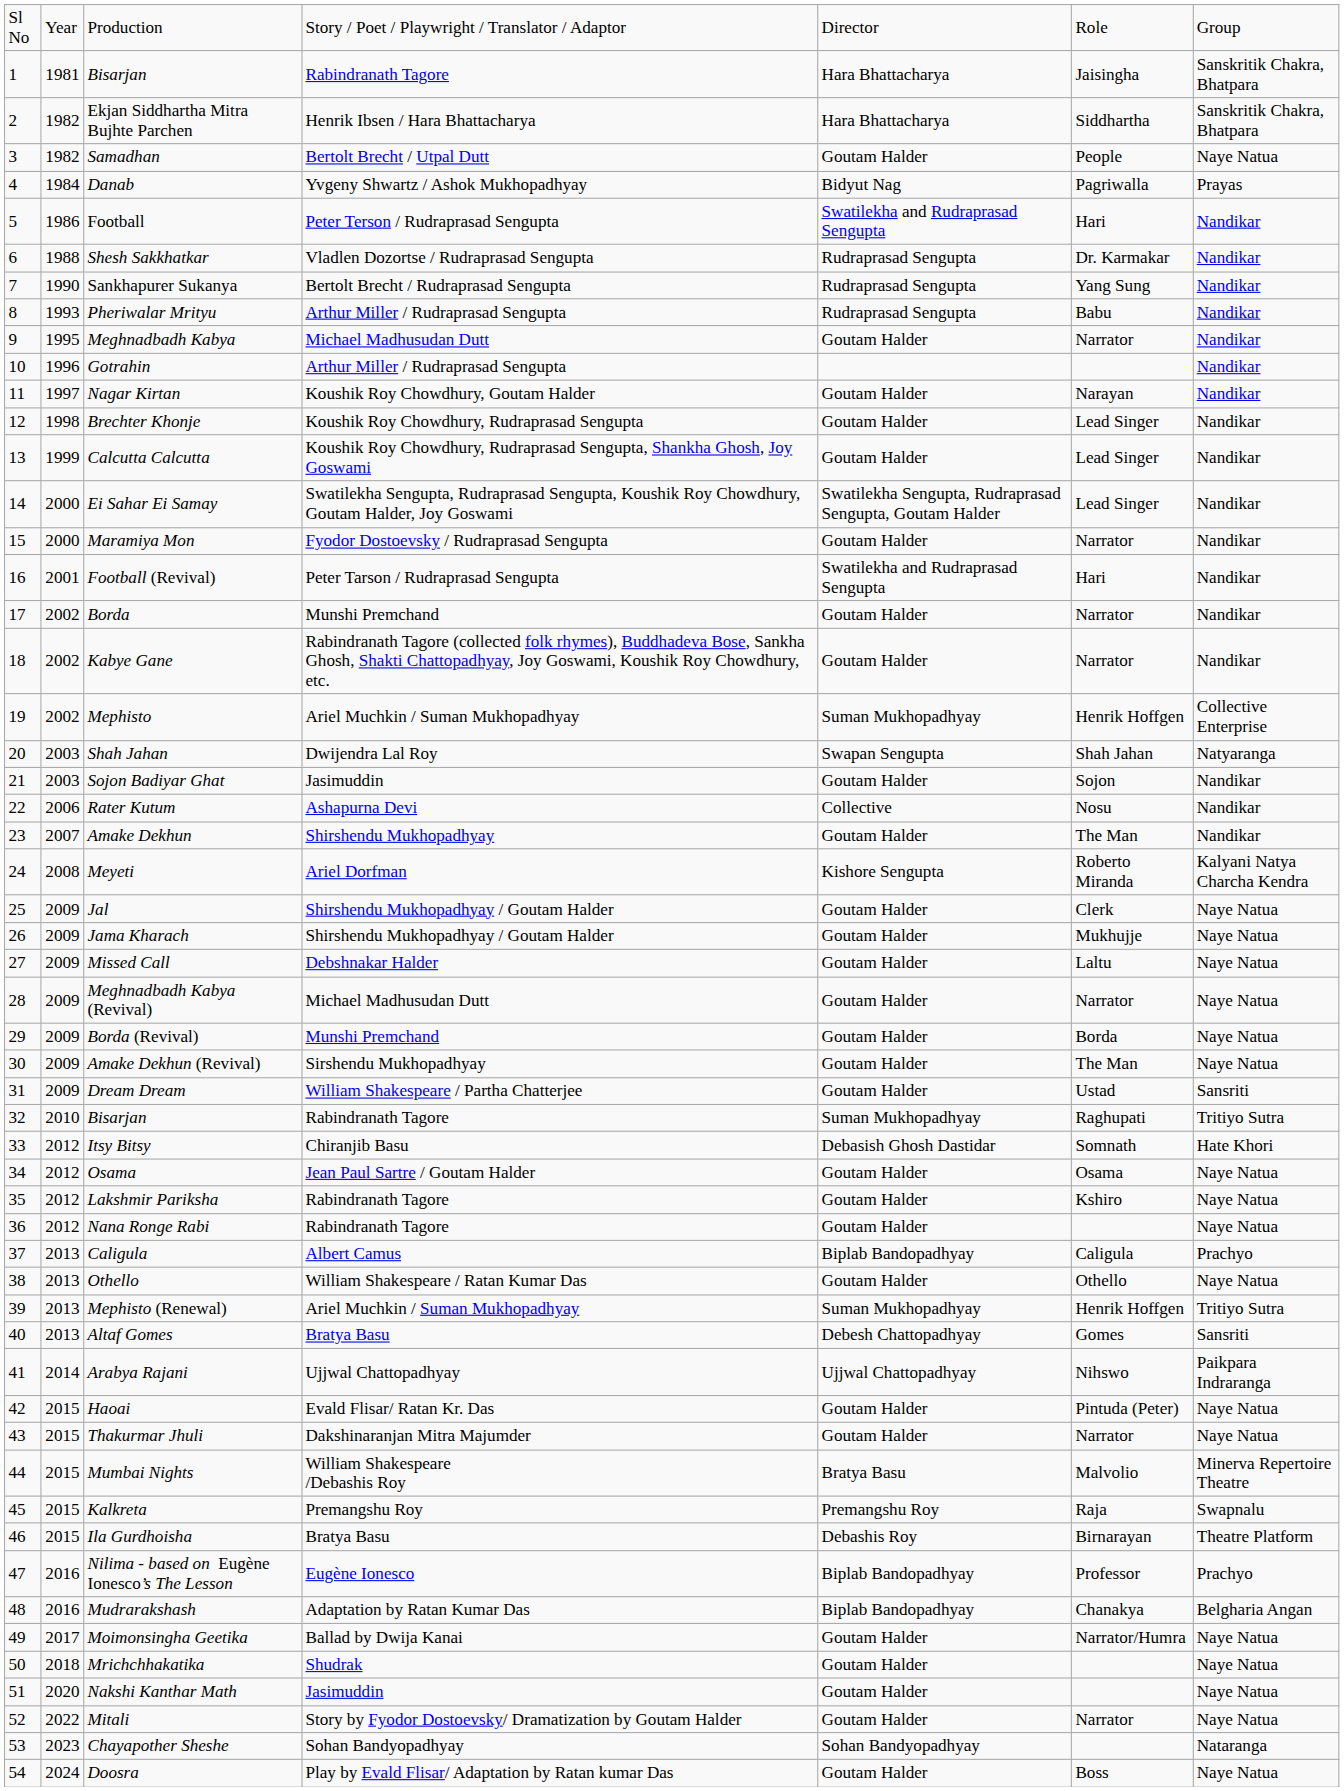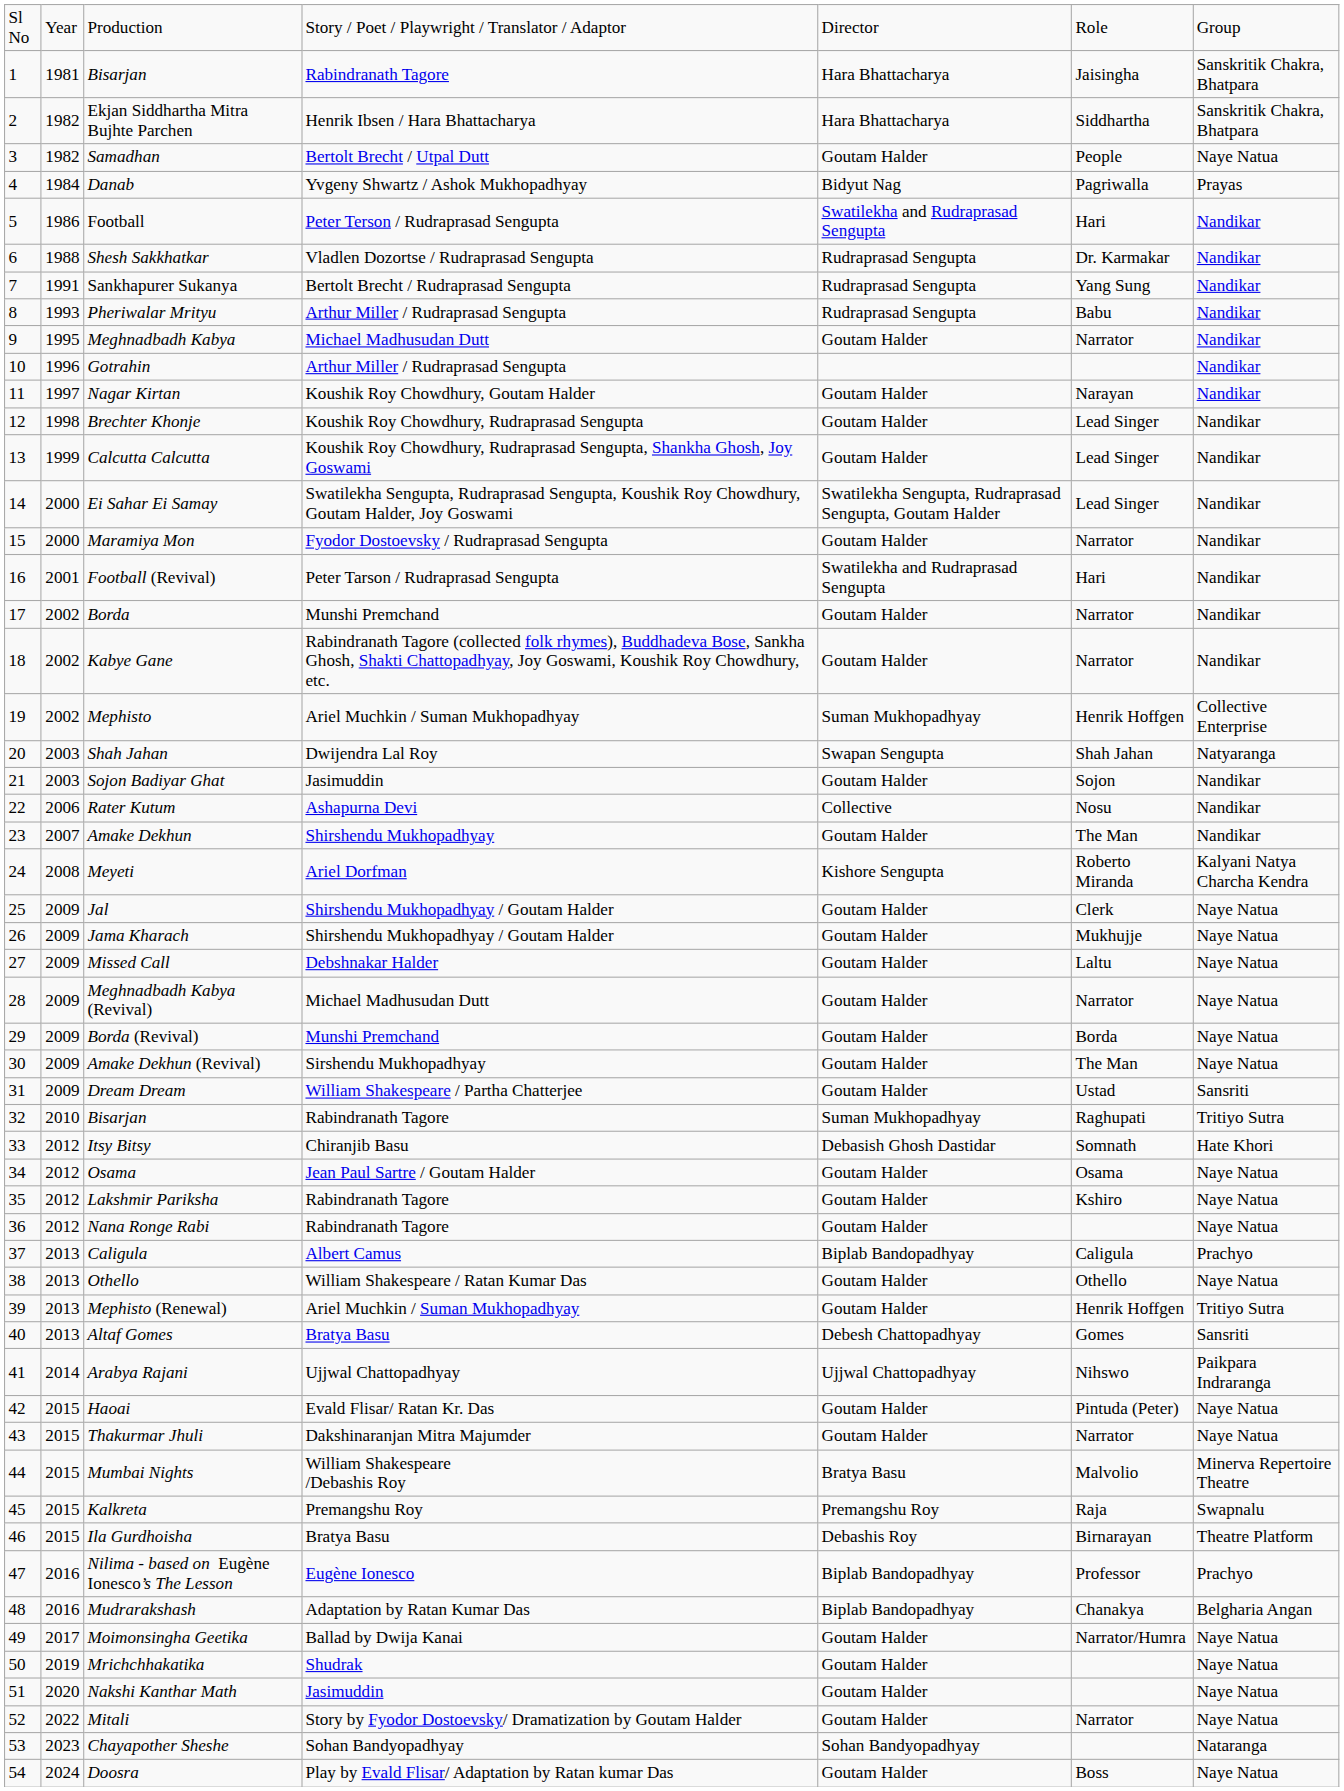(62, 285) 1990 -> (62, 285) 1991
(901, 1308) Suman Mukhopadhyay -> (875, 1308) Goutam Halder
(62, 1664) 2018 -> (62, 1664) 2019
